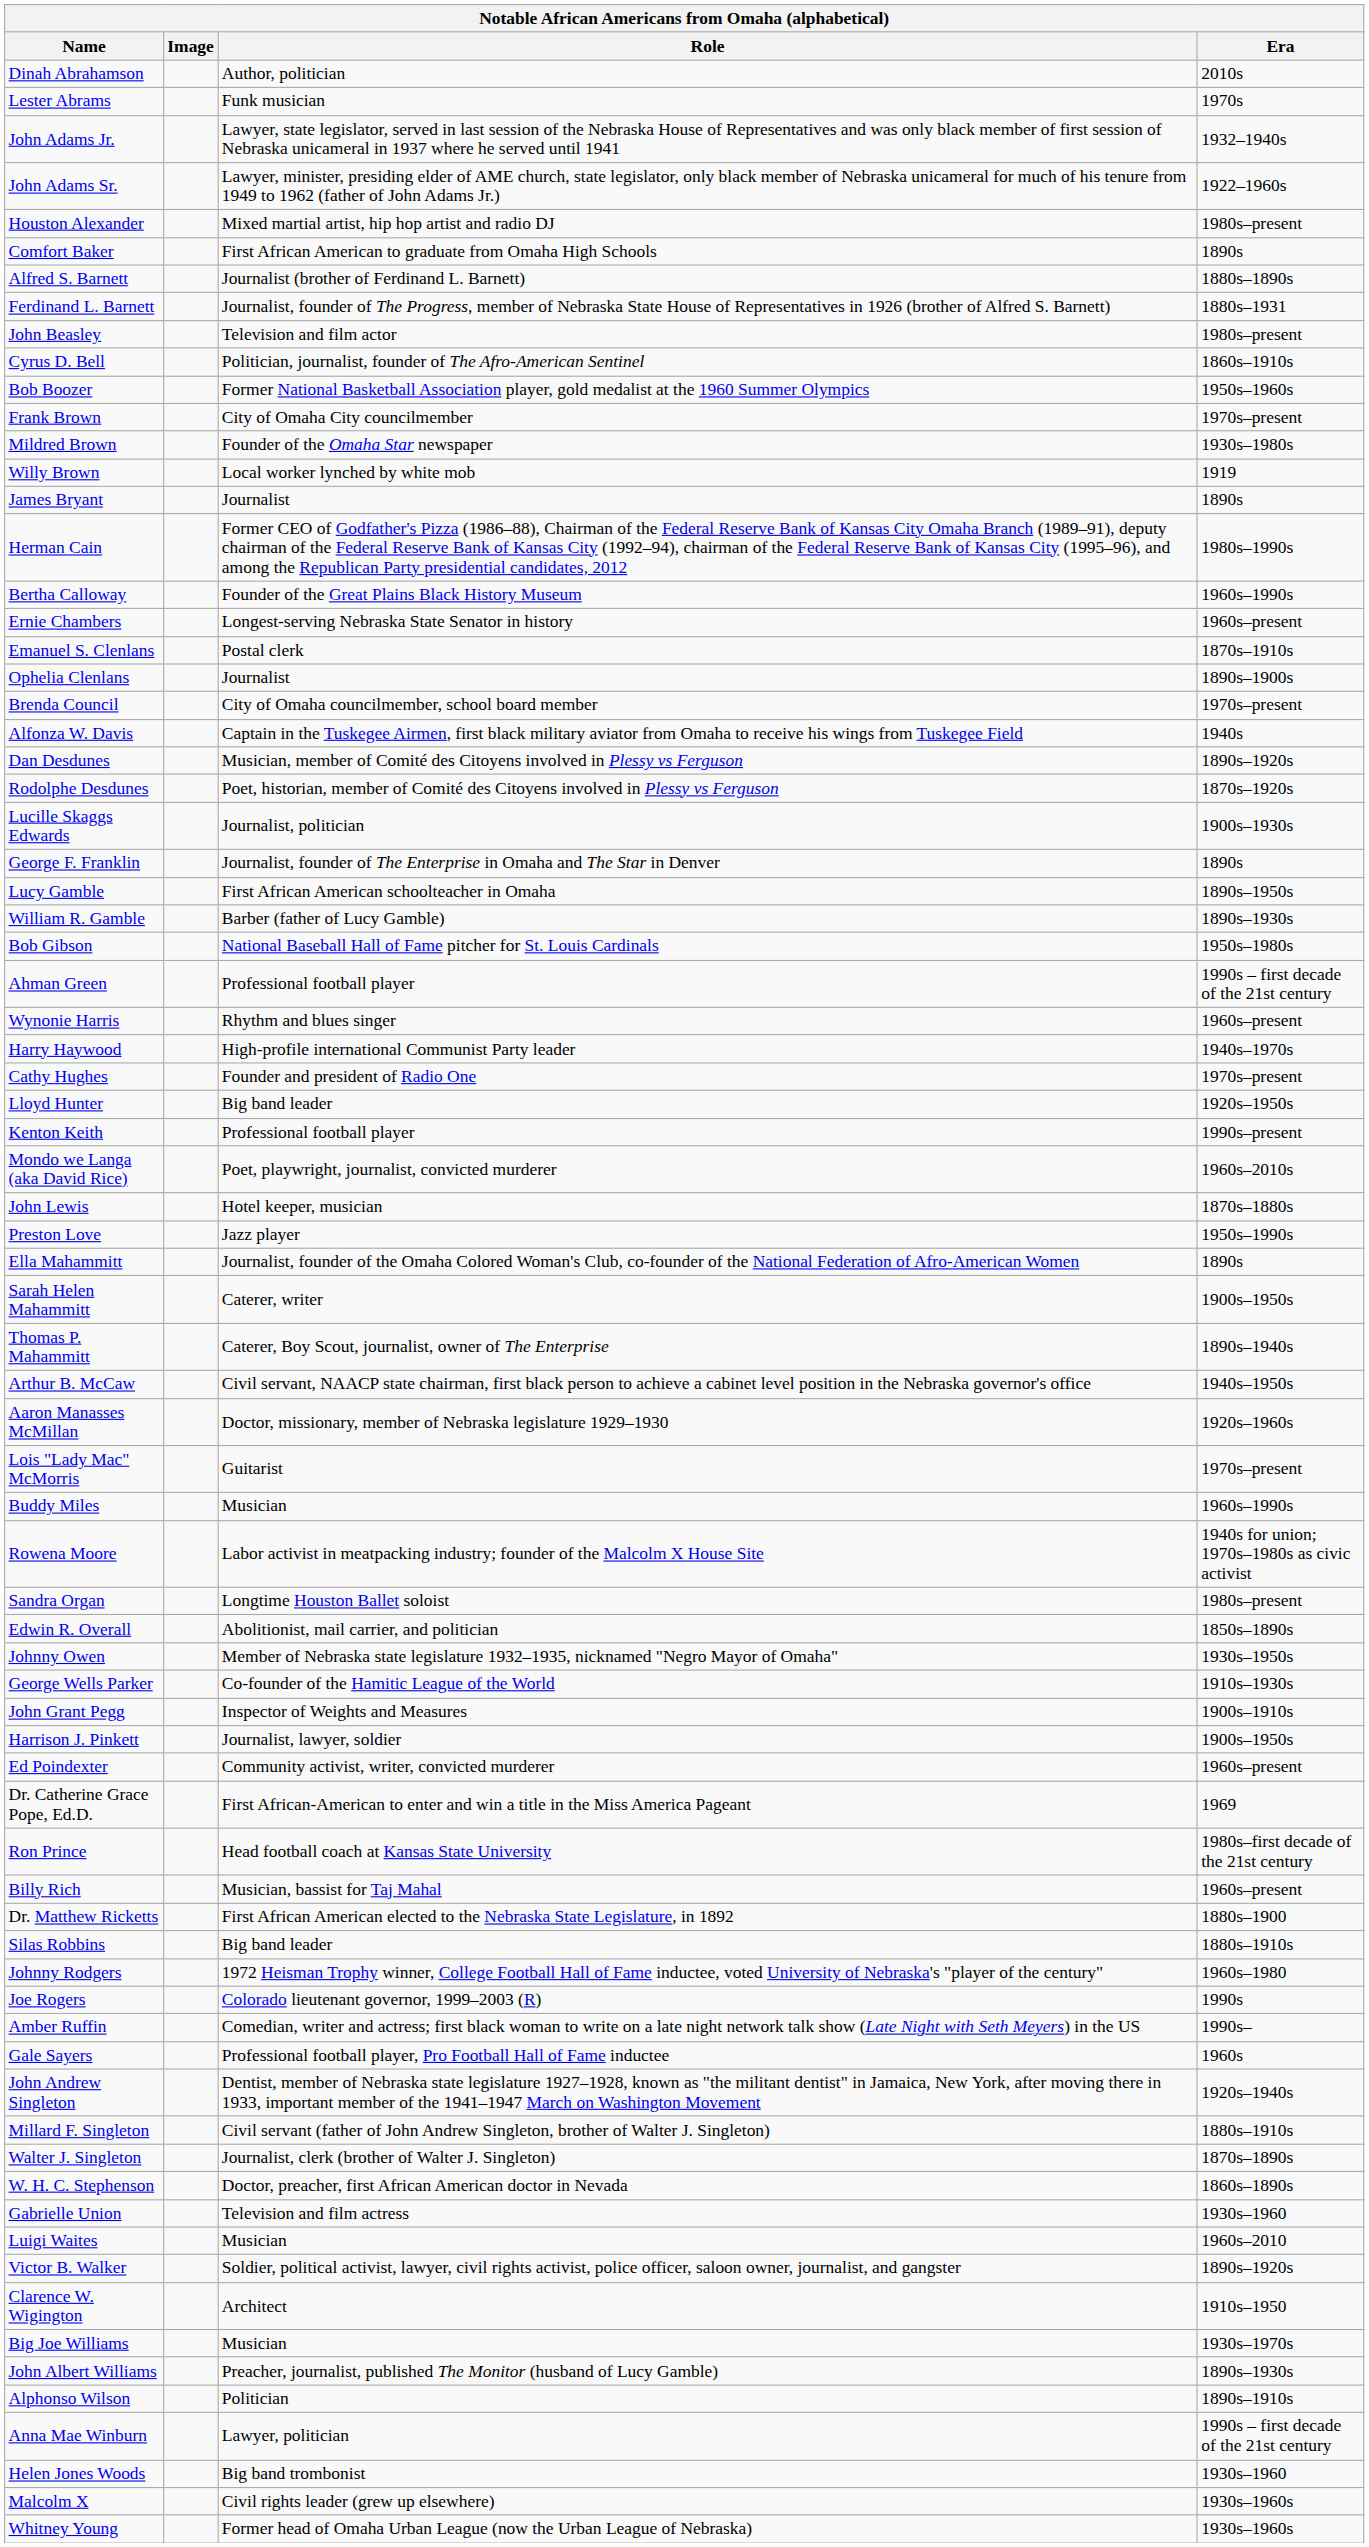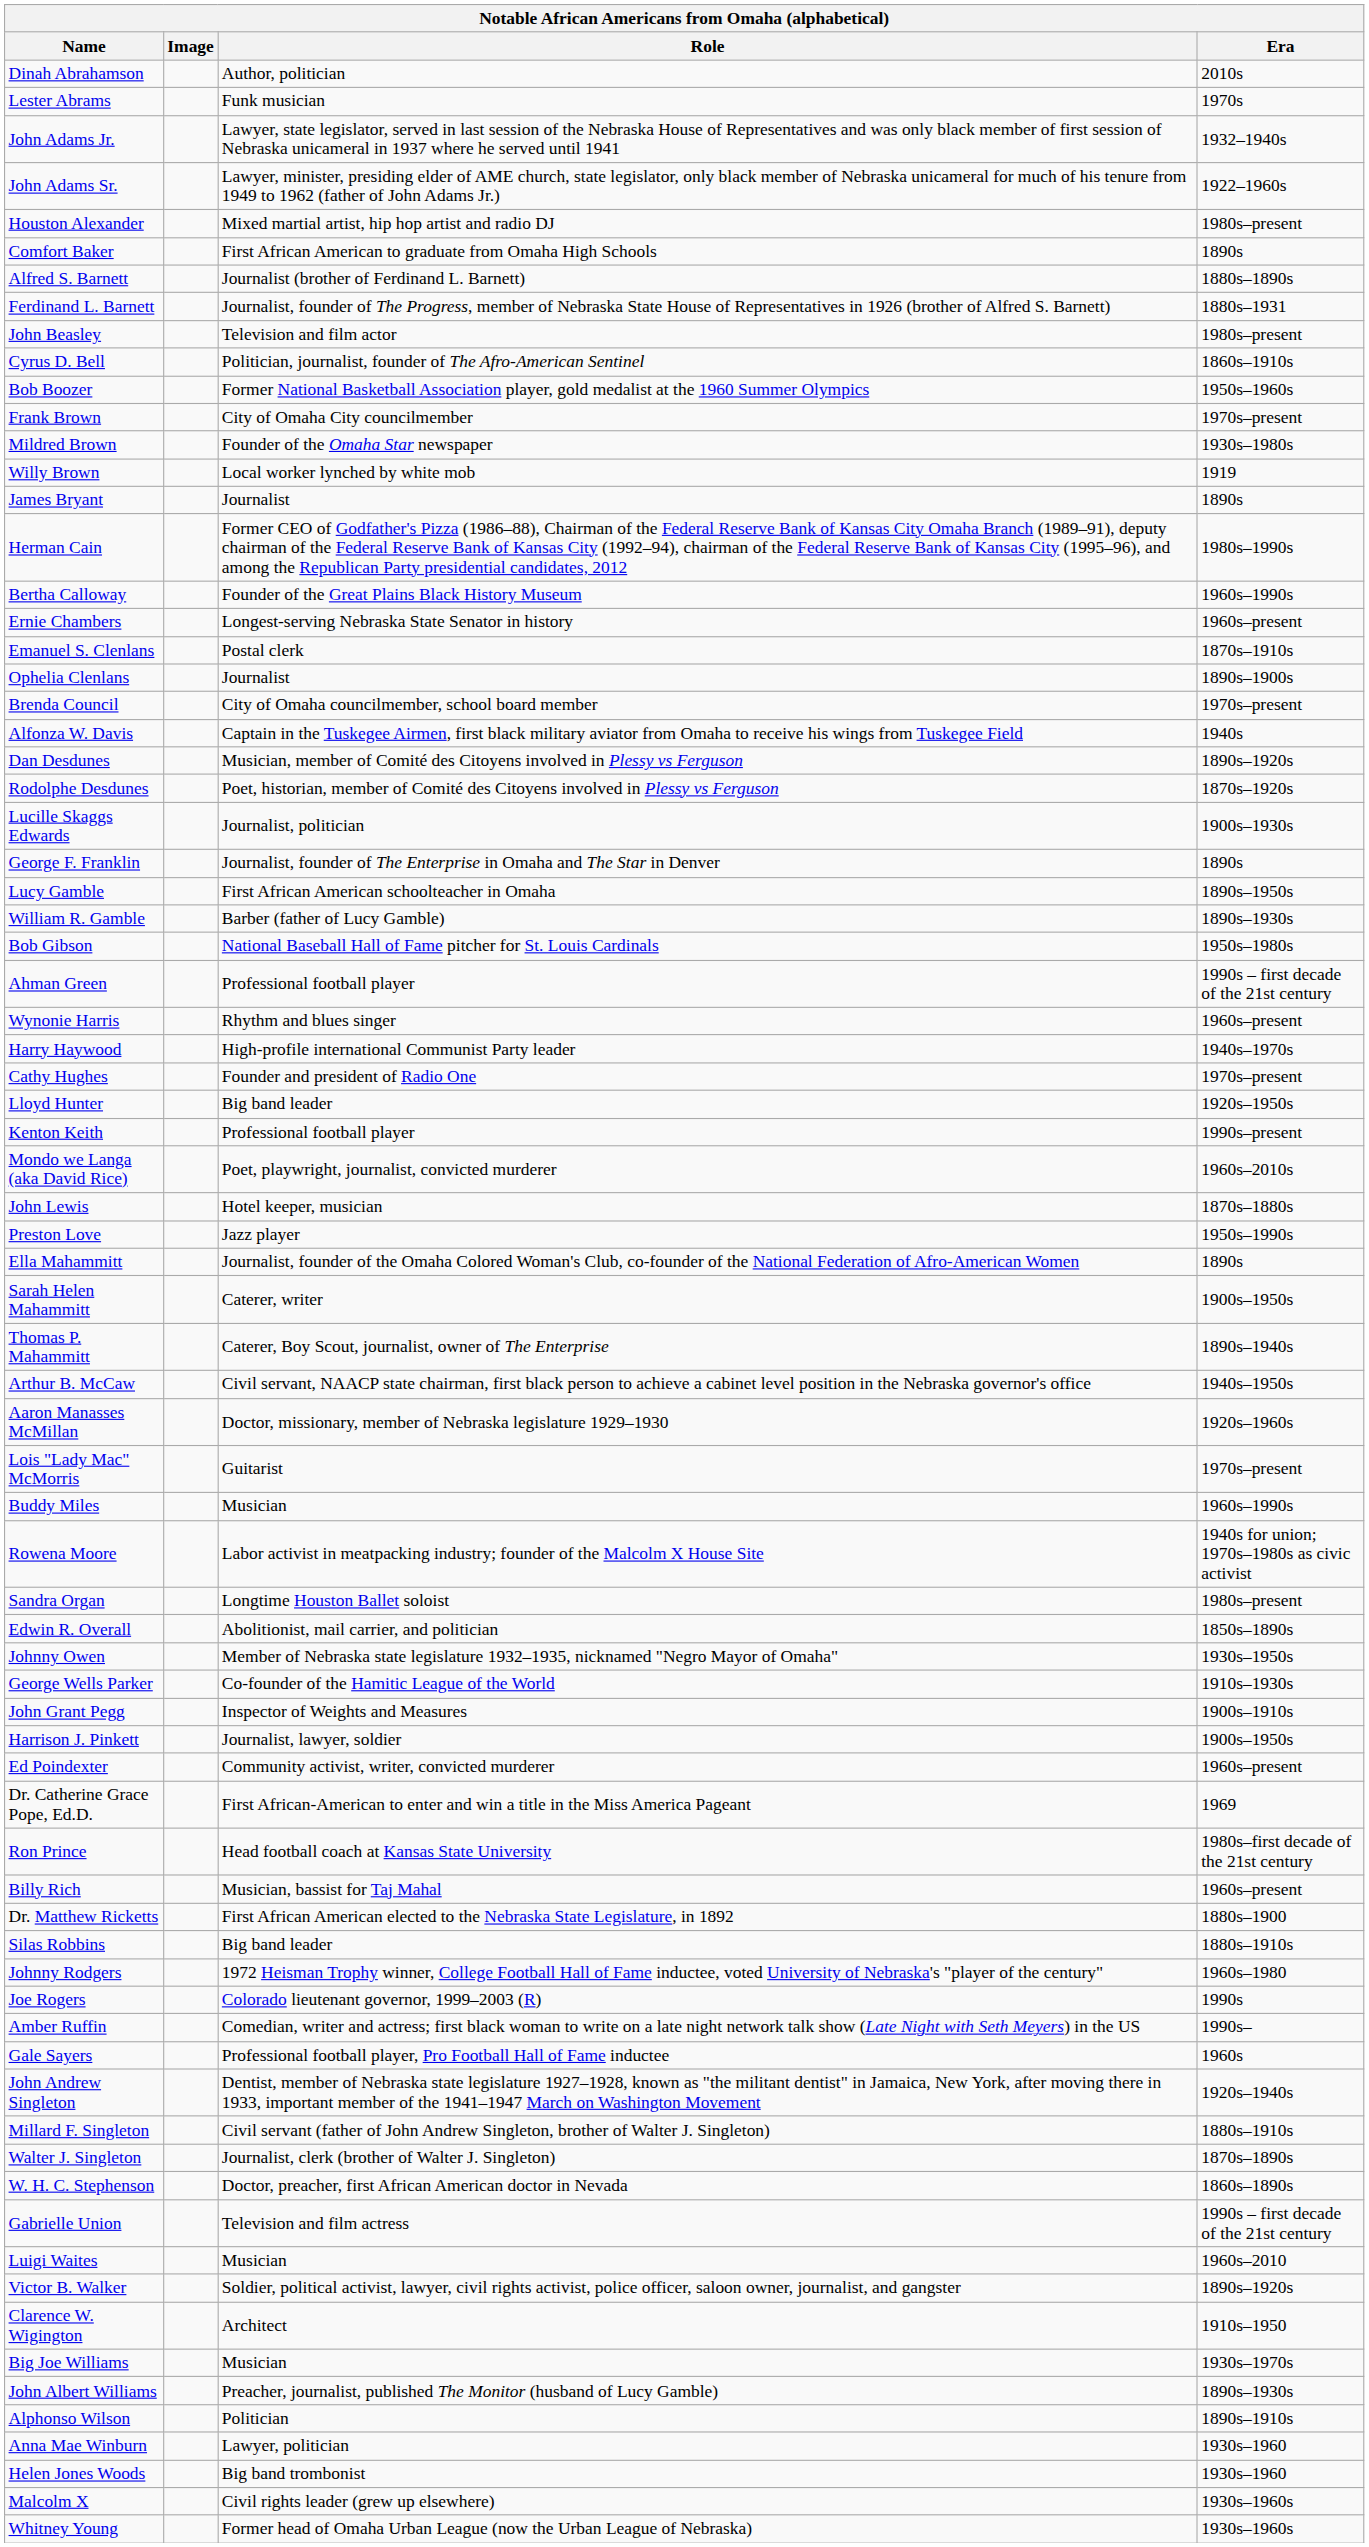(1244, 2213) 1930s–1960 -> (1271, 2222) 1990s – first decade of the 21st century
(1271, 2436) 1990s – first decade of the 21st century -> (1244, 2445) 1930s–1960
